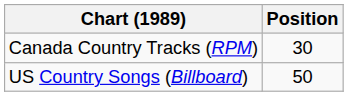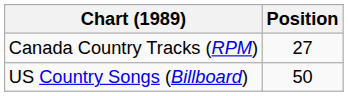(303, 47) 30 -> (303, 47) 27
